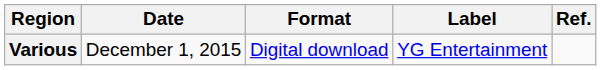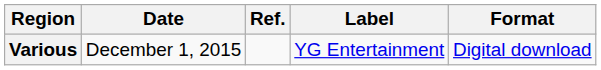columns swapped: (319, 19) <-> (574, 19)
